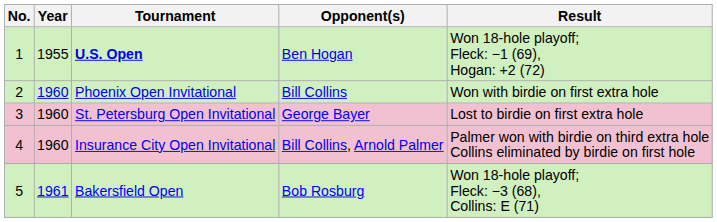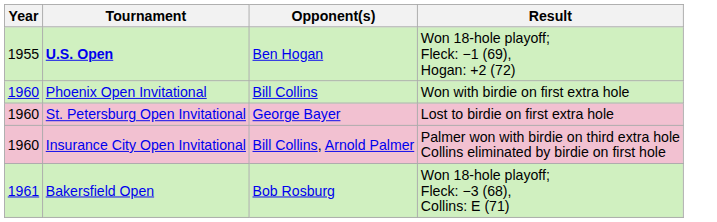- column: (19, 16)
